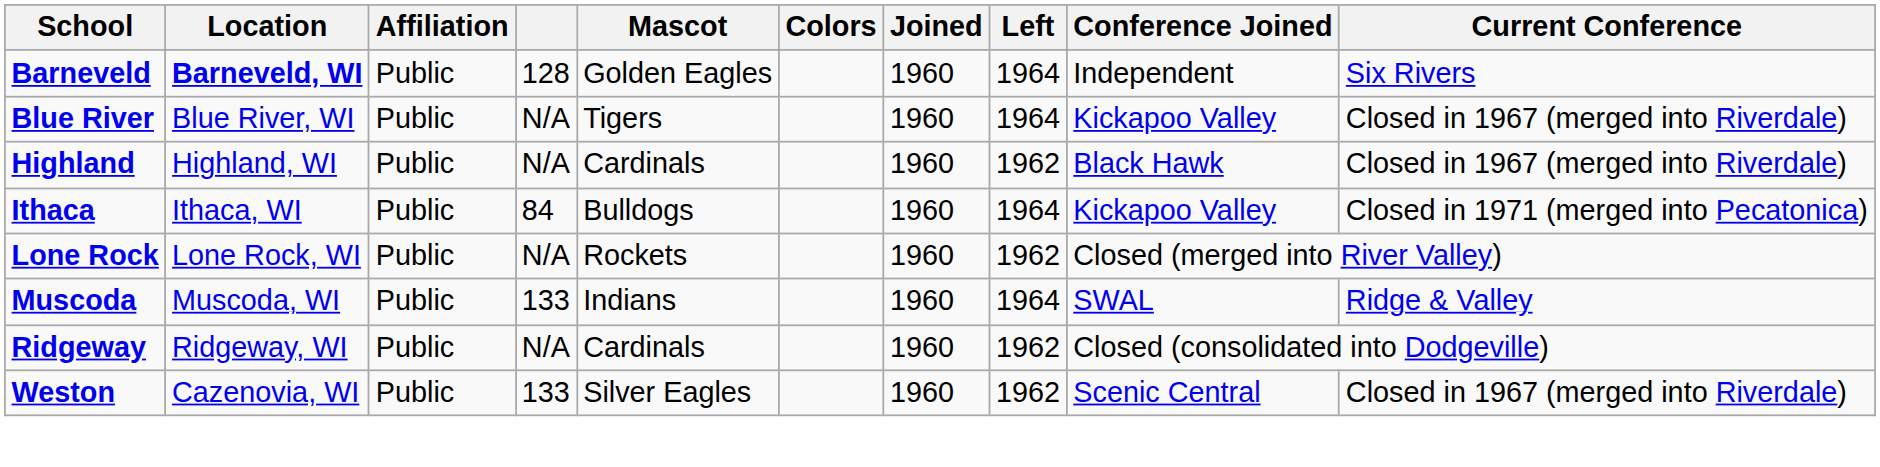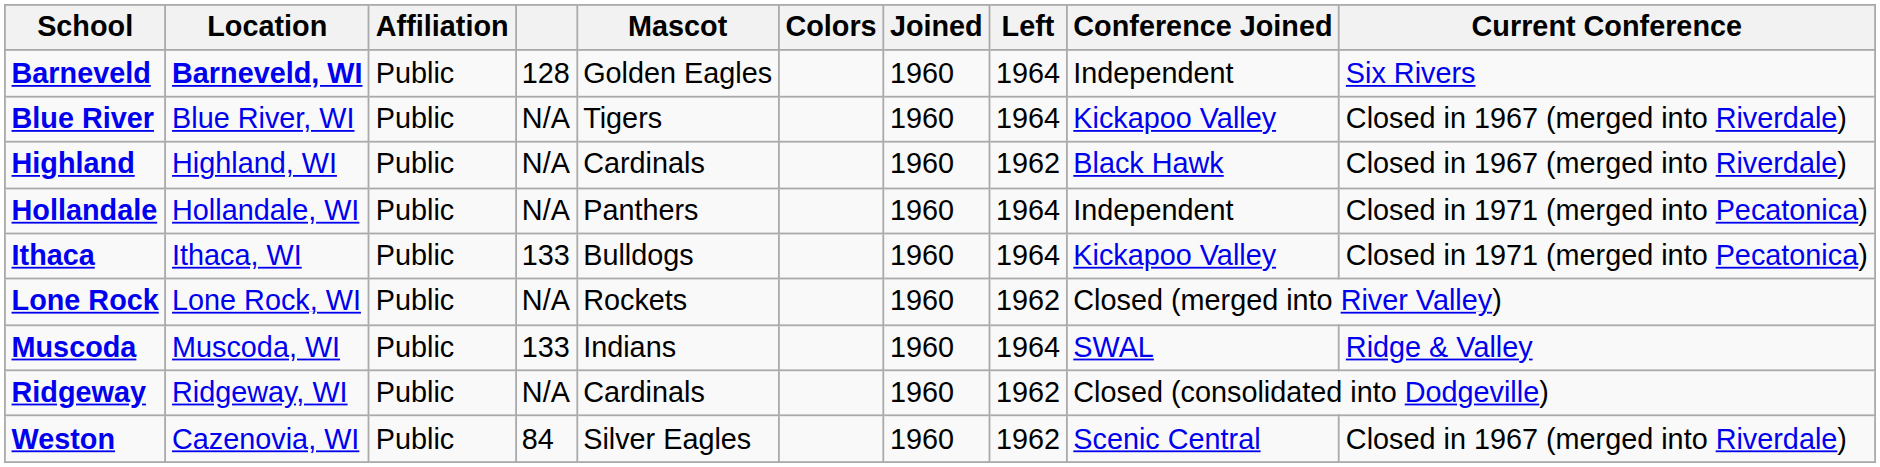+ row: (84, 210)
(538, 210) 84 -> (546, 255) 133
(546, 392) 133 -> (538, 438) 84
